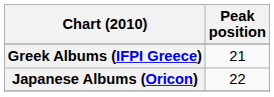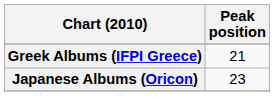(237, 79) 22 -> (237, 79) 23
